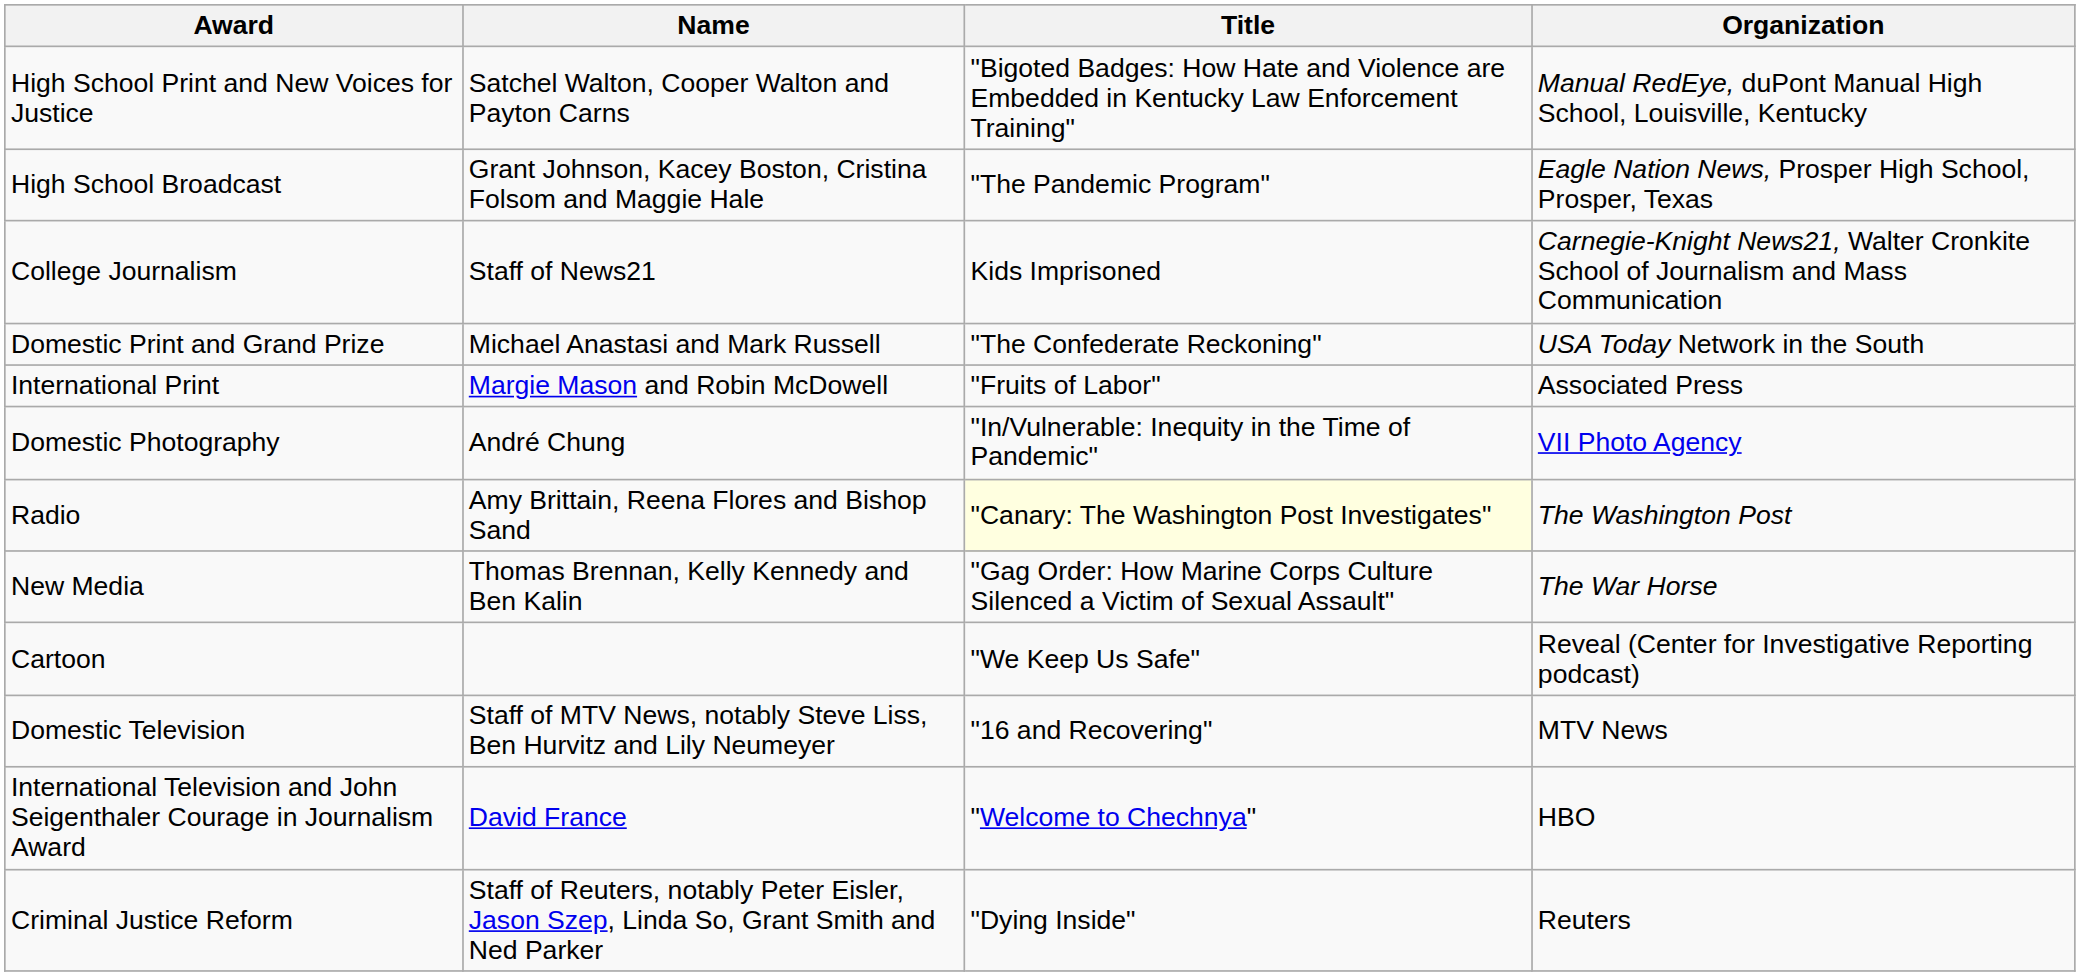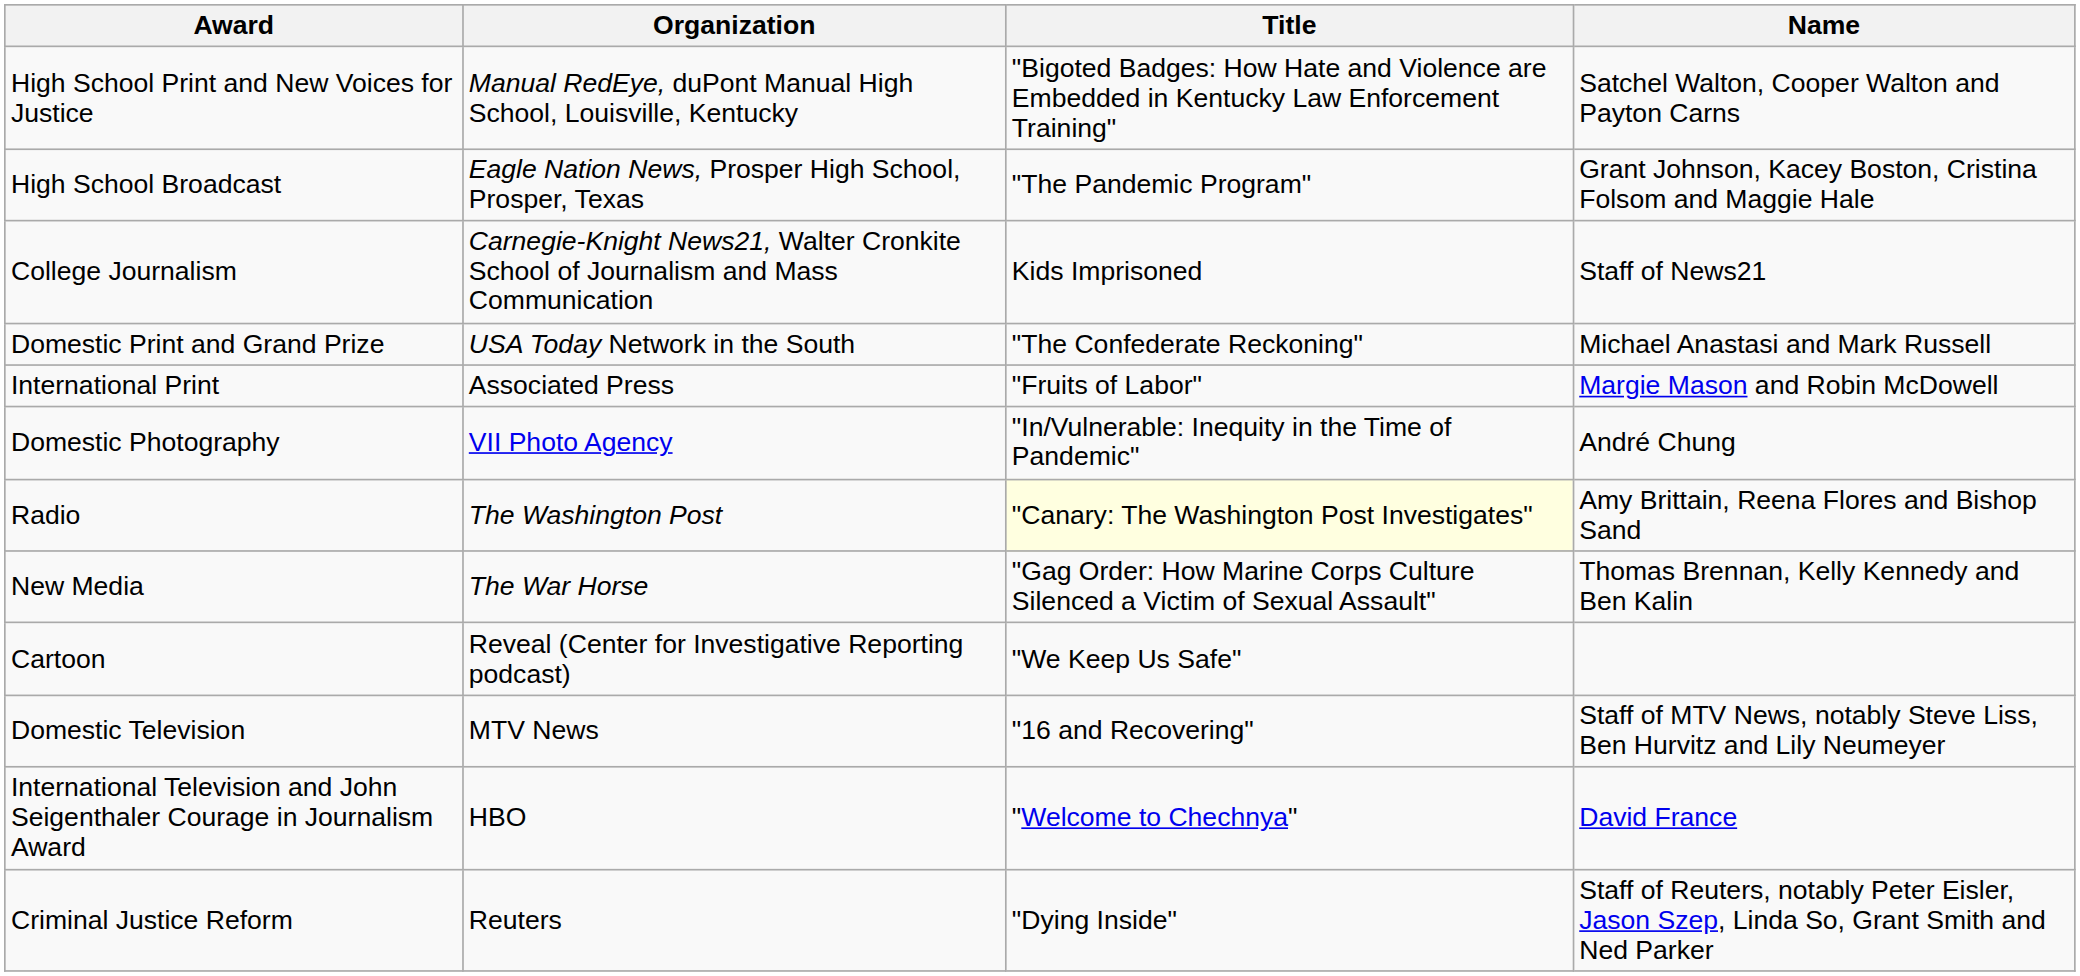columns swapped: (714, 25) <-> (1803, 25)
